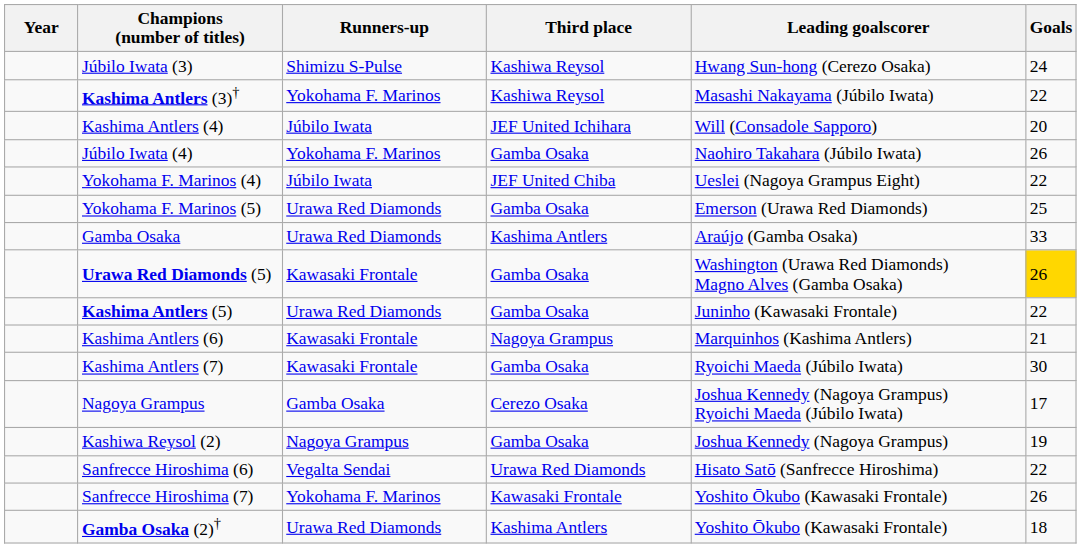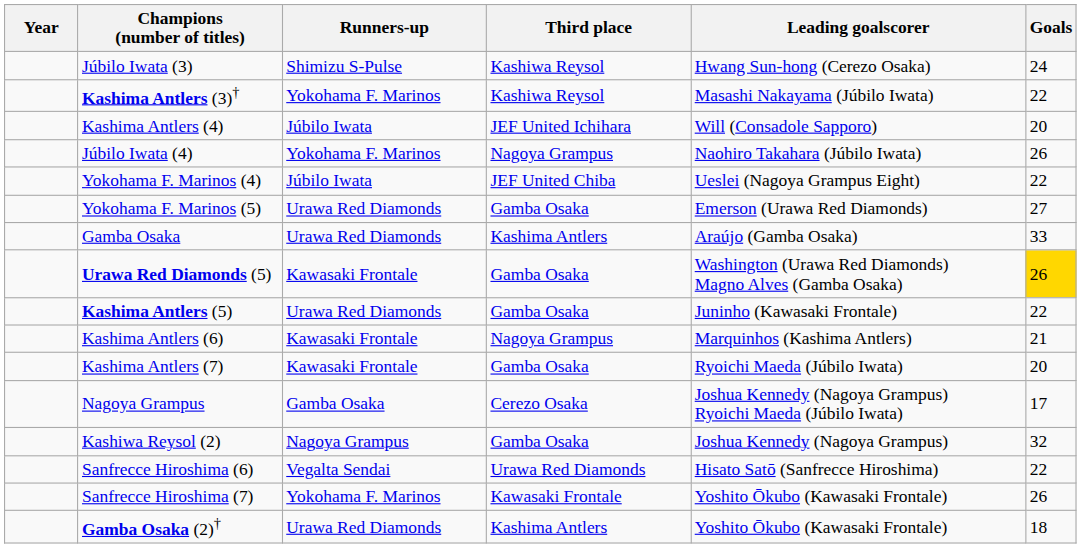(540, 153) Gamba Osaka -> (552, 153) Nagoya Grampus
(1038, 208) 25 -> (1038, 208) 27
(1038, 366) 30 -> (1038, 366) 20
(1038, 441) 19 -> (1038, 441) 32
